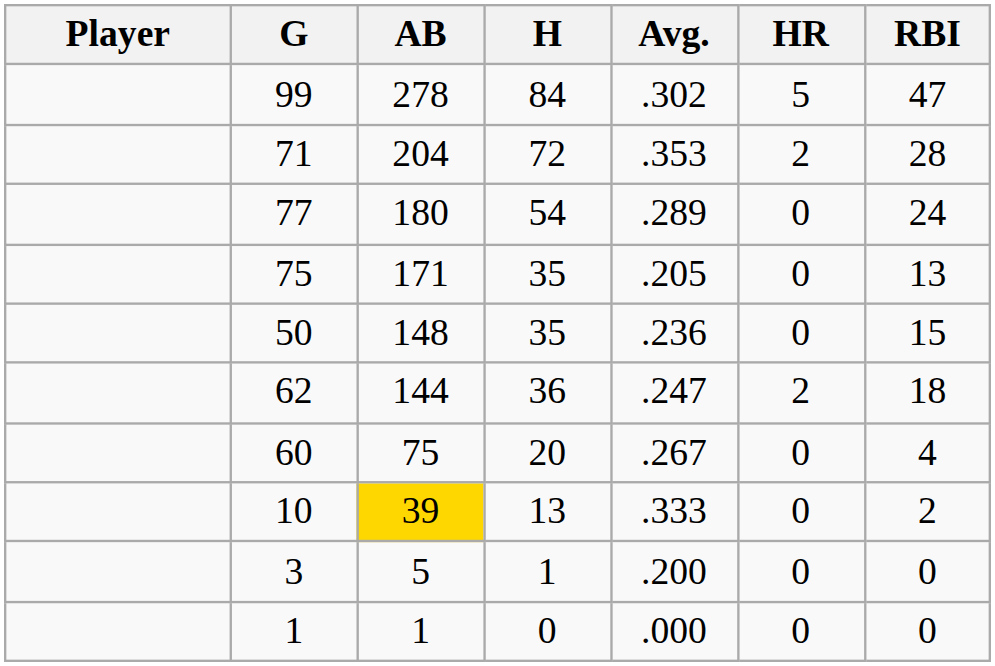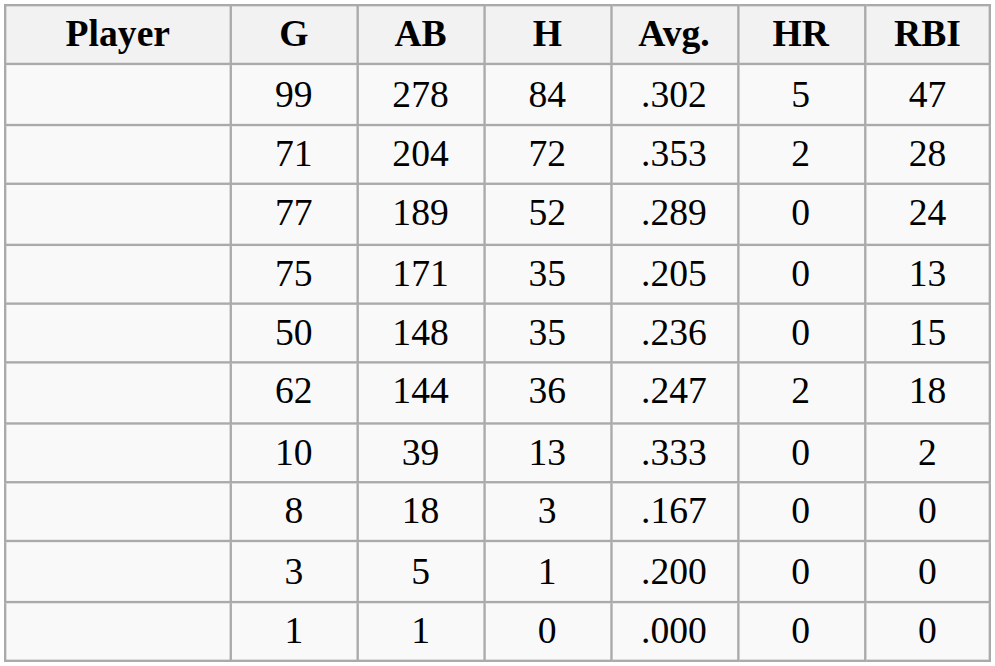(421, 213) 180 -> (421, 213) 189
(547, 213) 54 -> (547, 213) 52
- row: (294, 451)
(421, 511) gold background -> (421, 451) no background
+ row: (294, 511)
